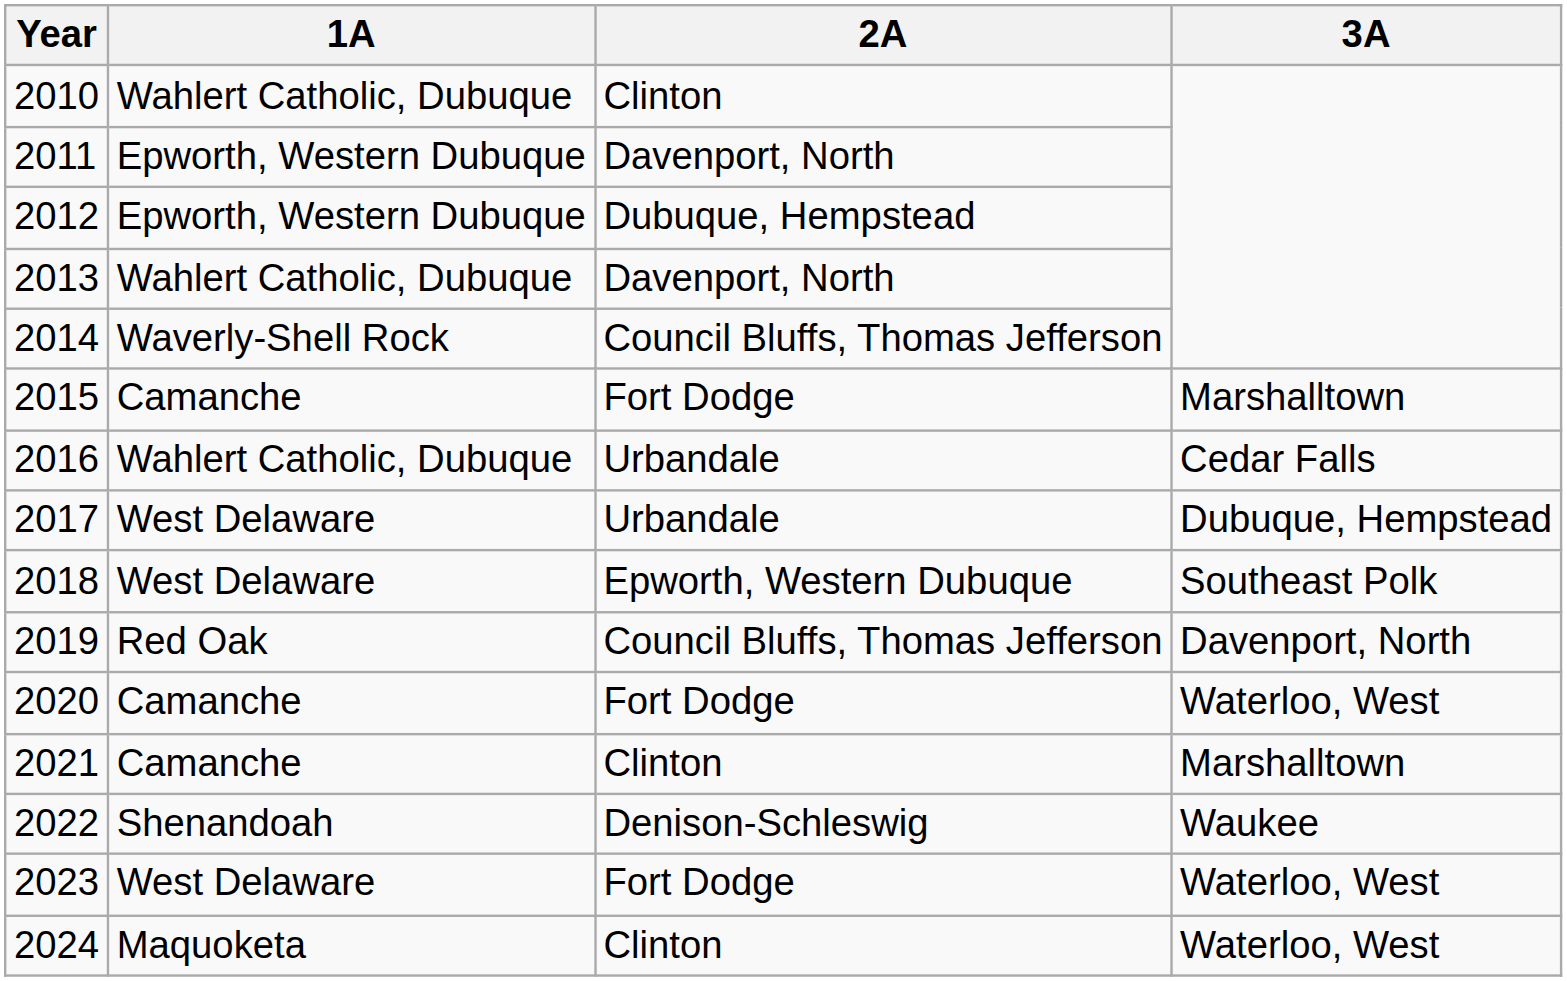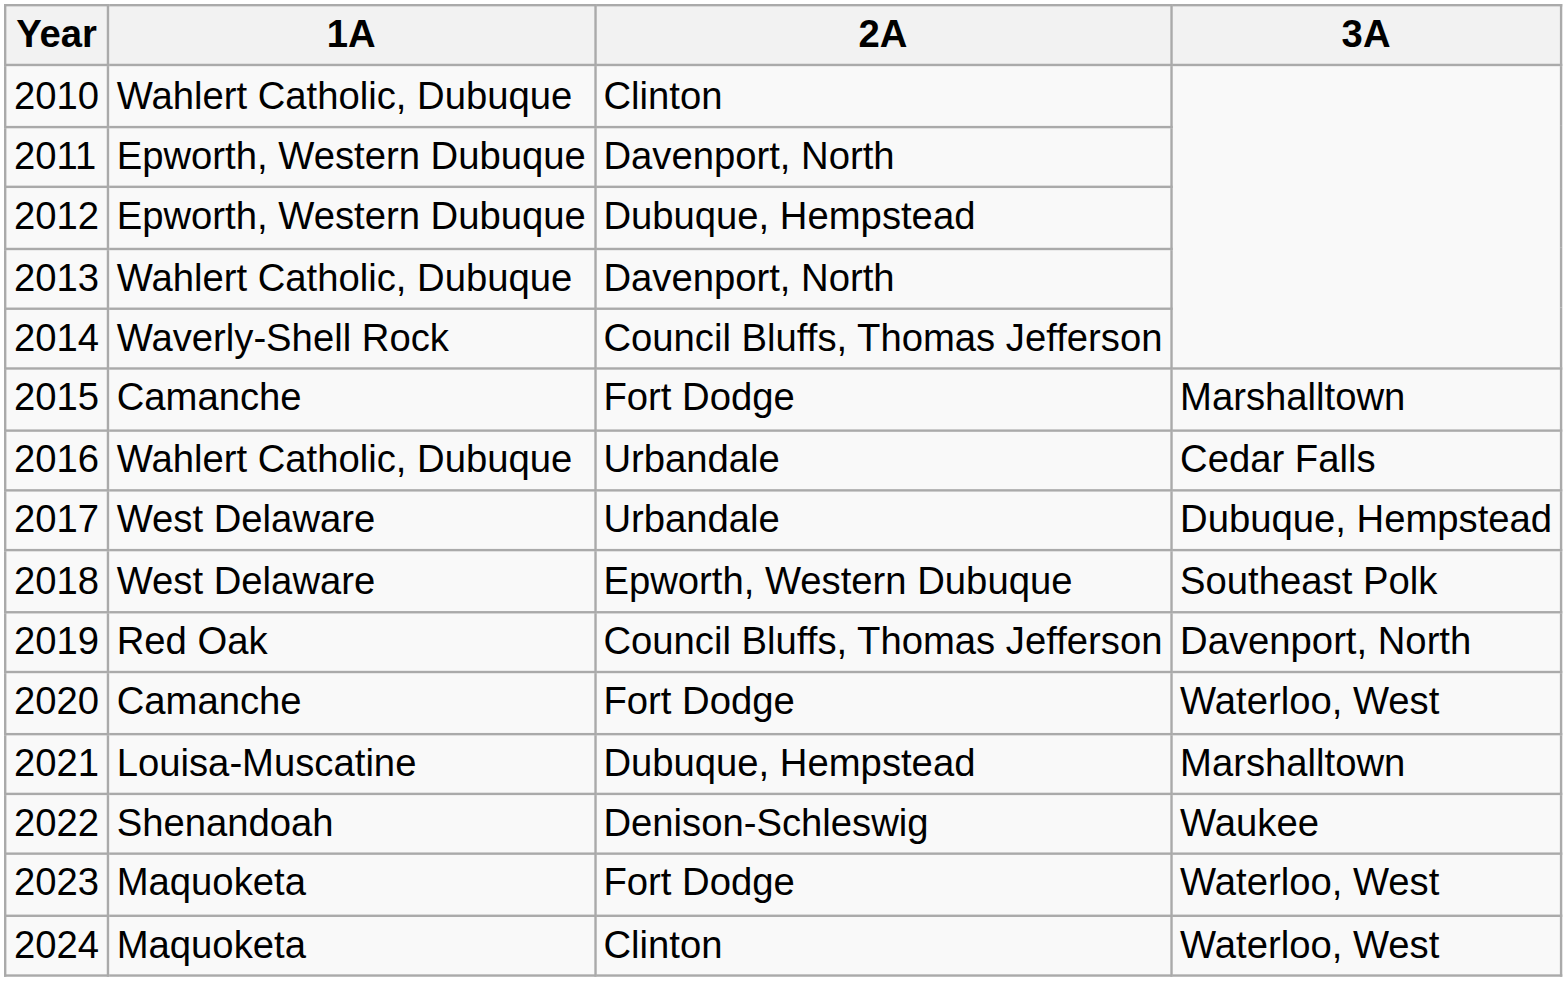(209, 762) Camanche -> (267, 762) Louisa-Muscatine
(663, 762) Clinton -> (789, 762) Dubuque, Hempstead
(246, 883) West Delaware -> (211, 883) Maquoketa
